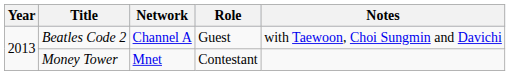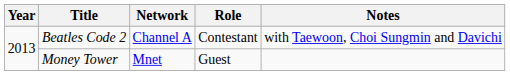(214, 37) Guest -> (228, 37) Contestant
(228, 59) Contestant -> (214, 59) Guest
